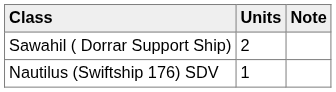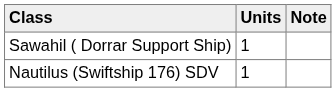(245, 45) 2 -> (245, 45) 1
